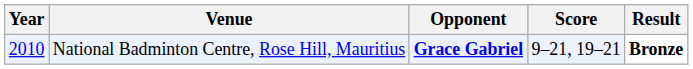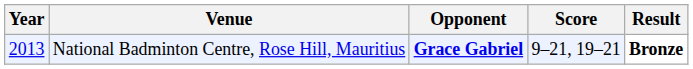(27, 49) 2010 -> (27, 49) 2013
